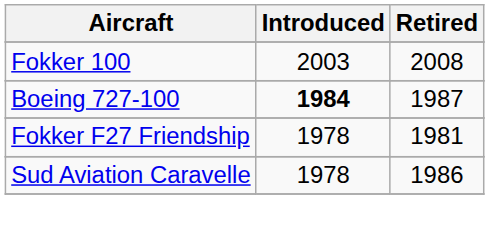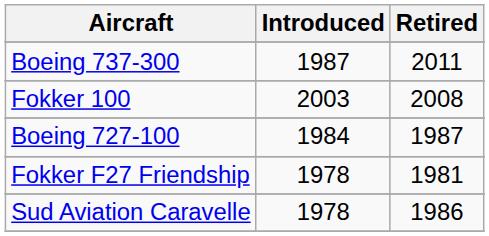+ row: (95, 61)
(323, 99) bold -> (323, 136) normal
